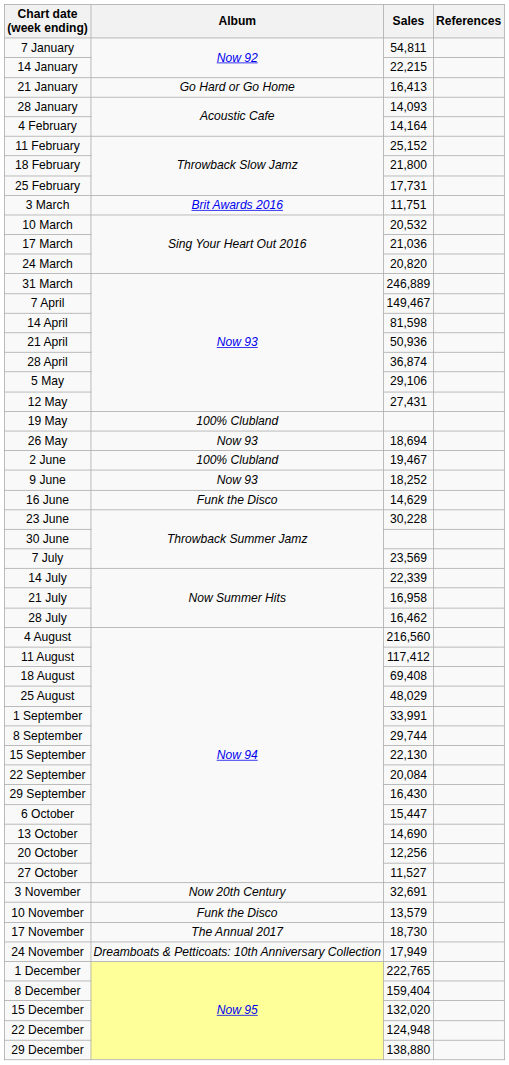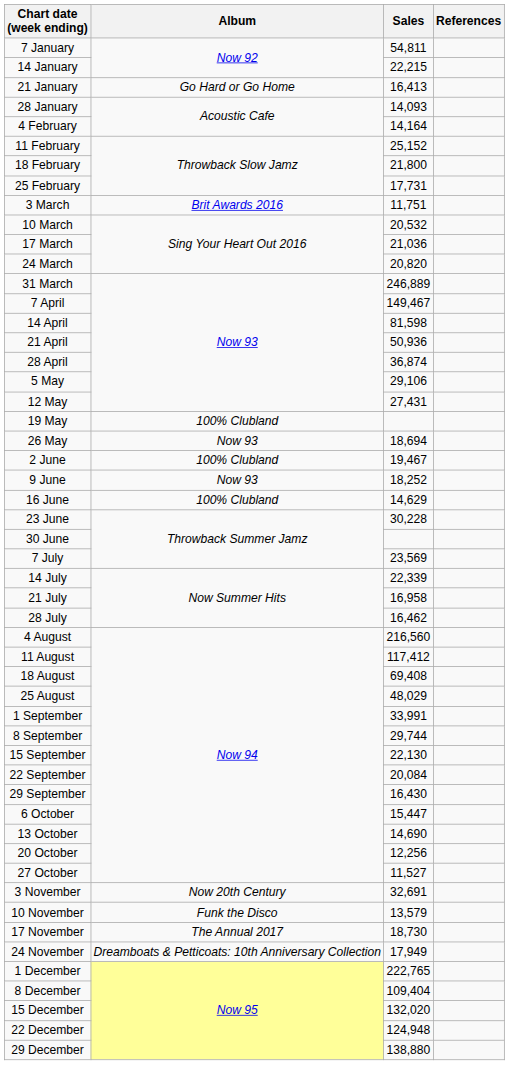(237, 499) Funk the Disco -> (237, 499) 100% Clubland
(408, 990) 159,404 -> (408, 990) 109,404
